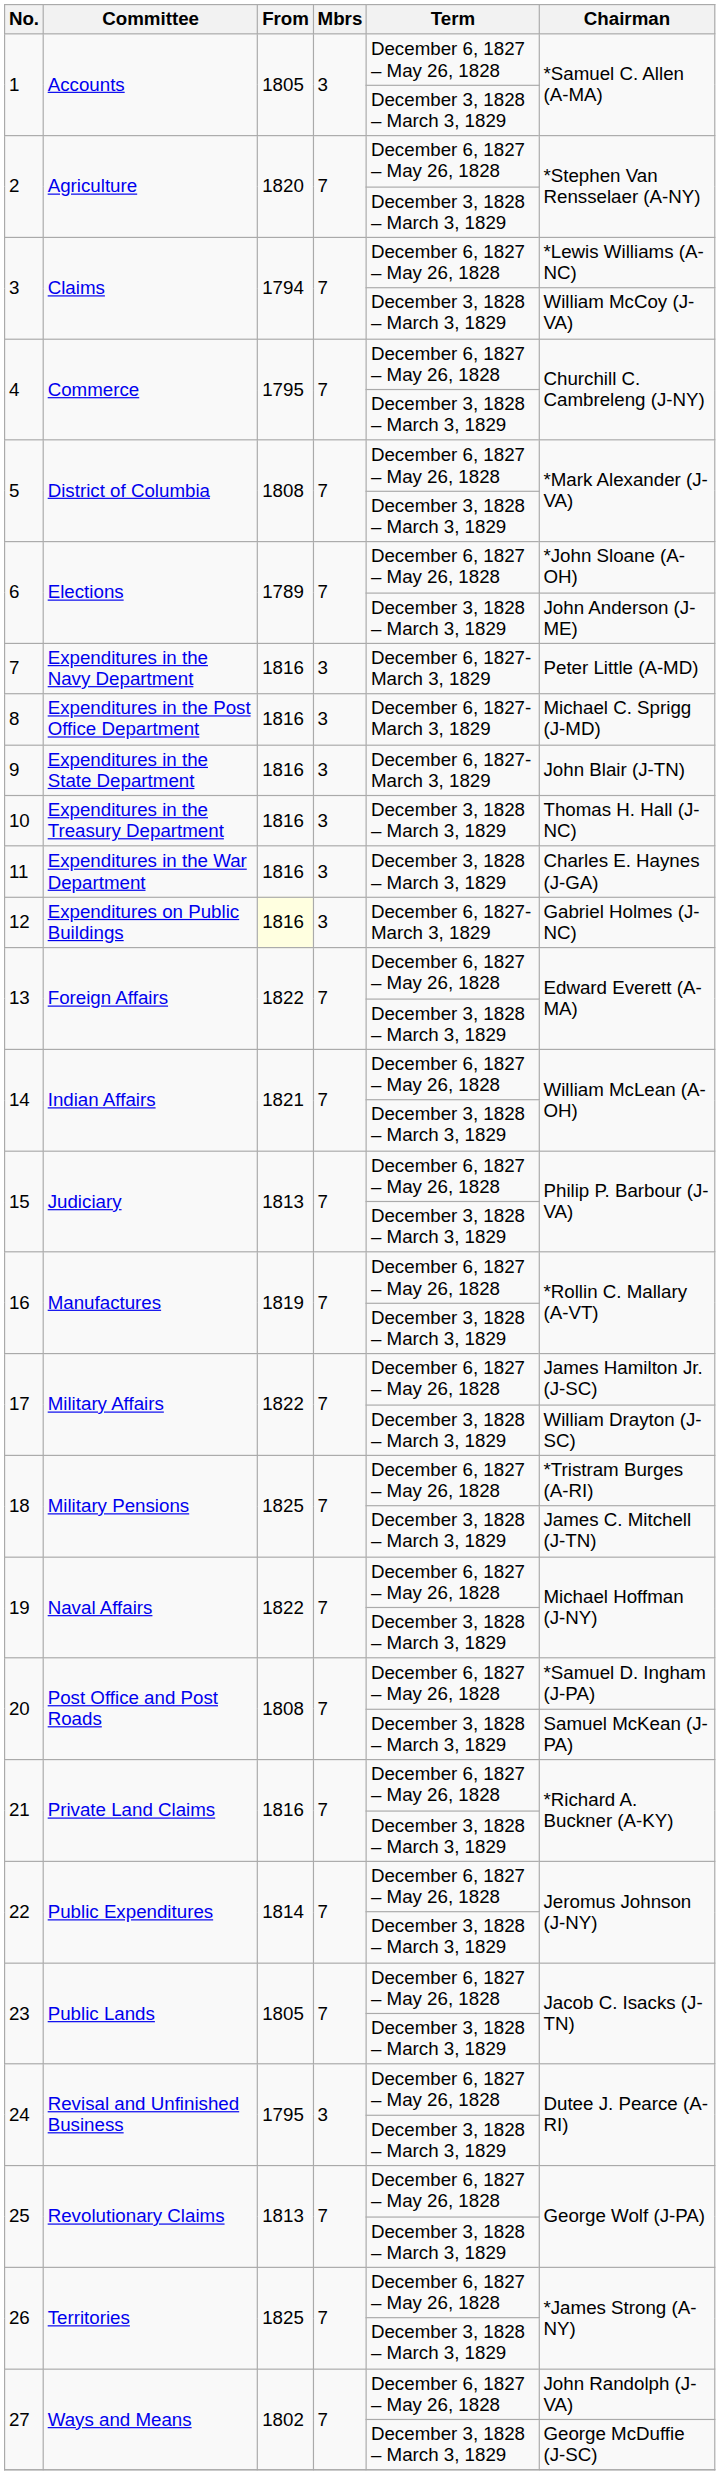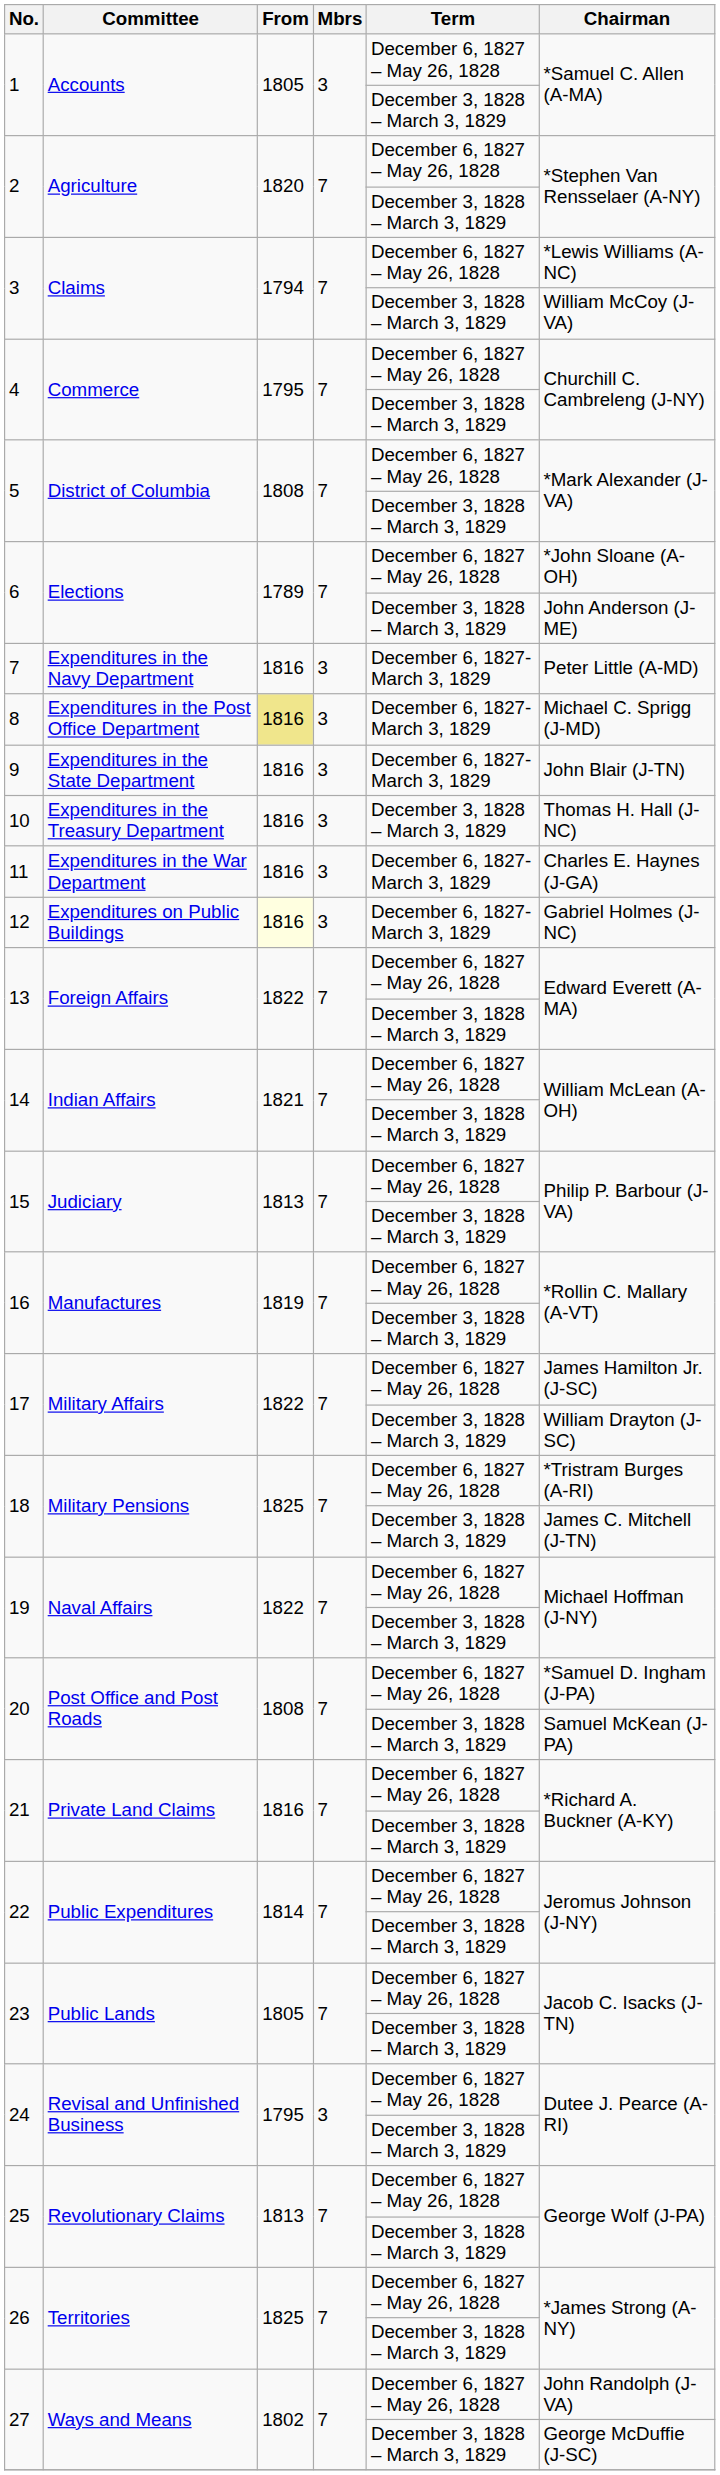(283, 719) no background -> (283, 719) khaki background
(448, 871) December 3, 1828 – March 3, 1829 -> (451, 871) December 6, 1827-March 3, 1829
